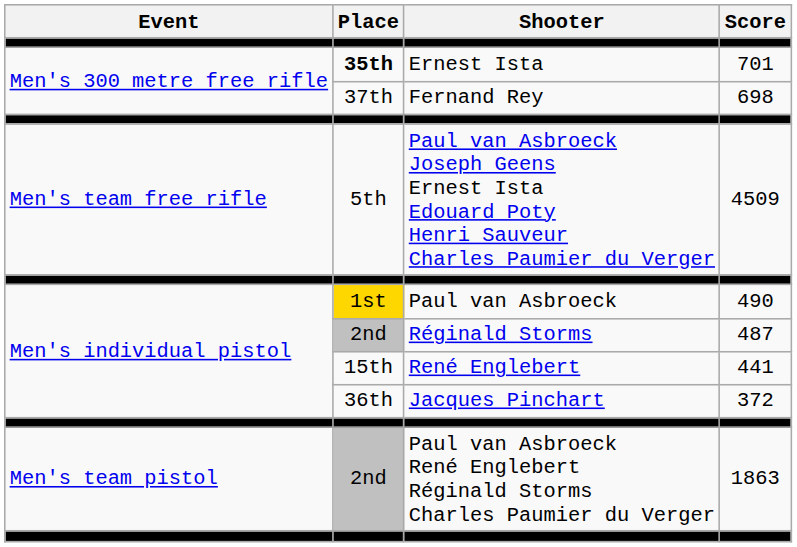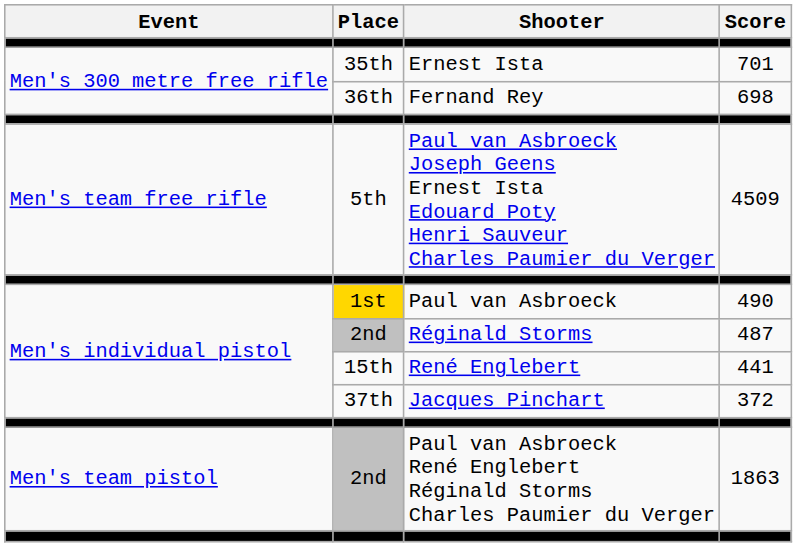(368, 64) bold -> (368, 64) normal
(368, 98) 37th -> (368, 98) 36th
(368, 401) 36th -> (368, 401) 37th
